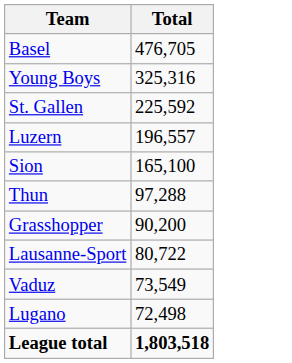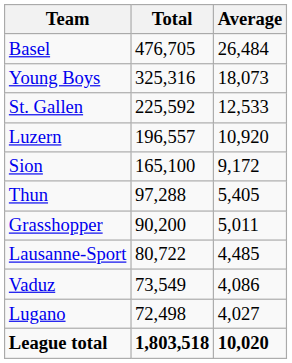+ column: (250, 19)
